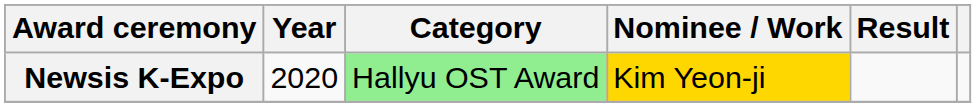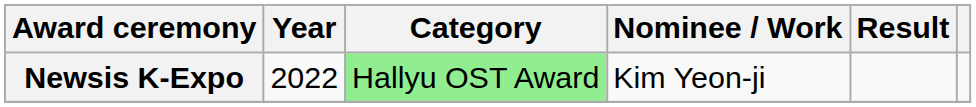(304, 76) 2020 -> (304, 76) 2022
(689, 76) gold background -> (689, 76) no background
